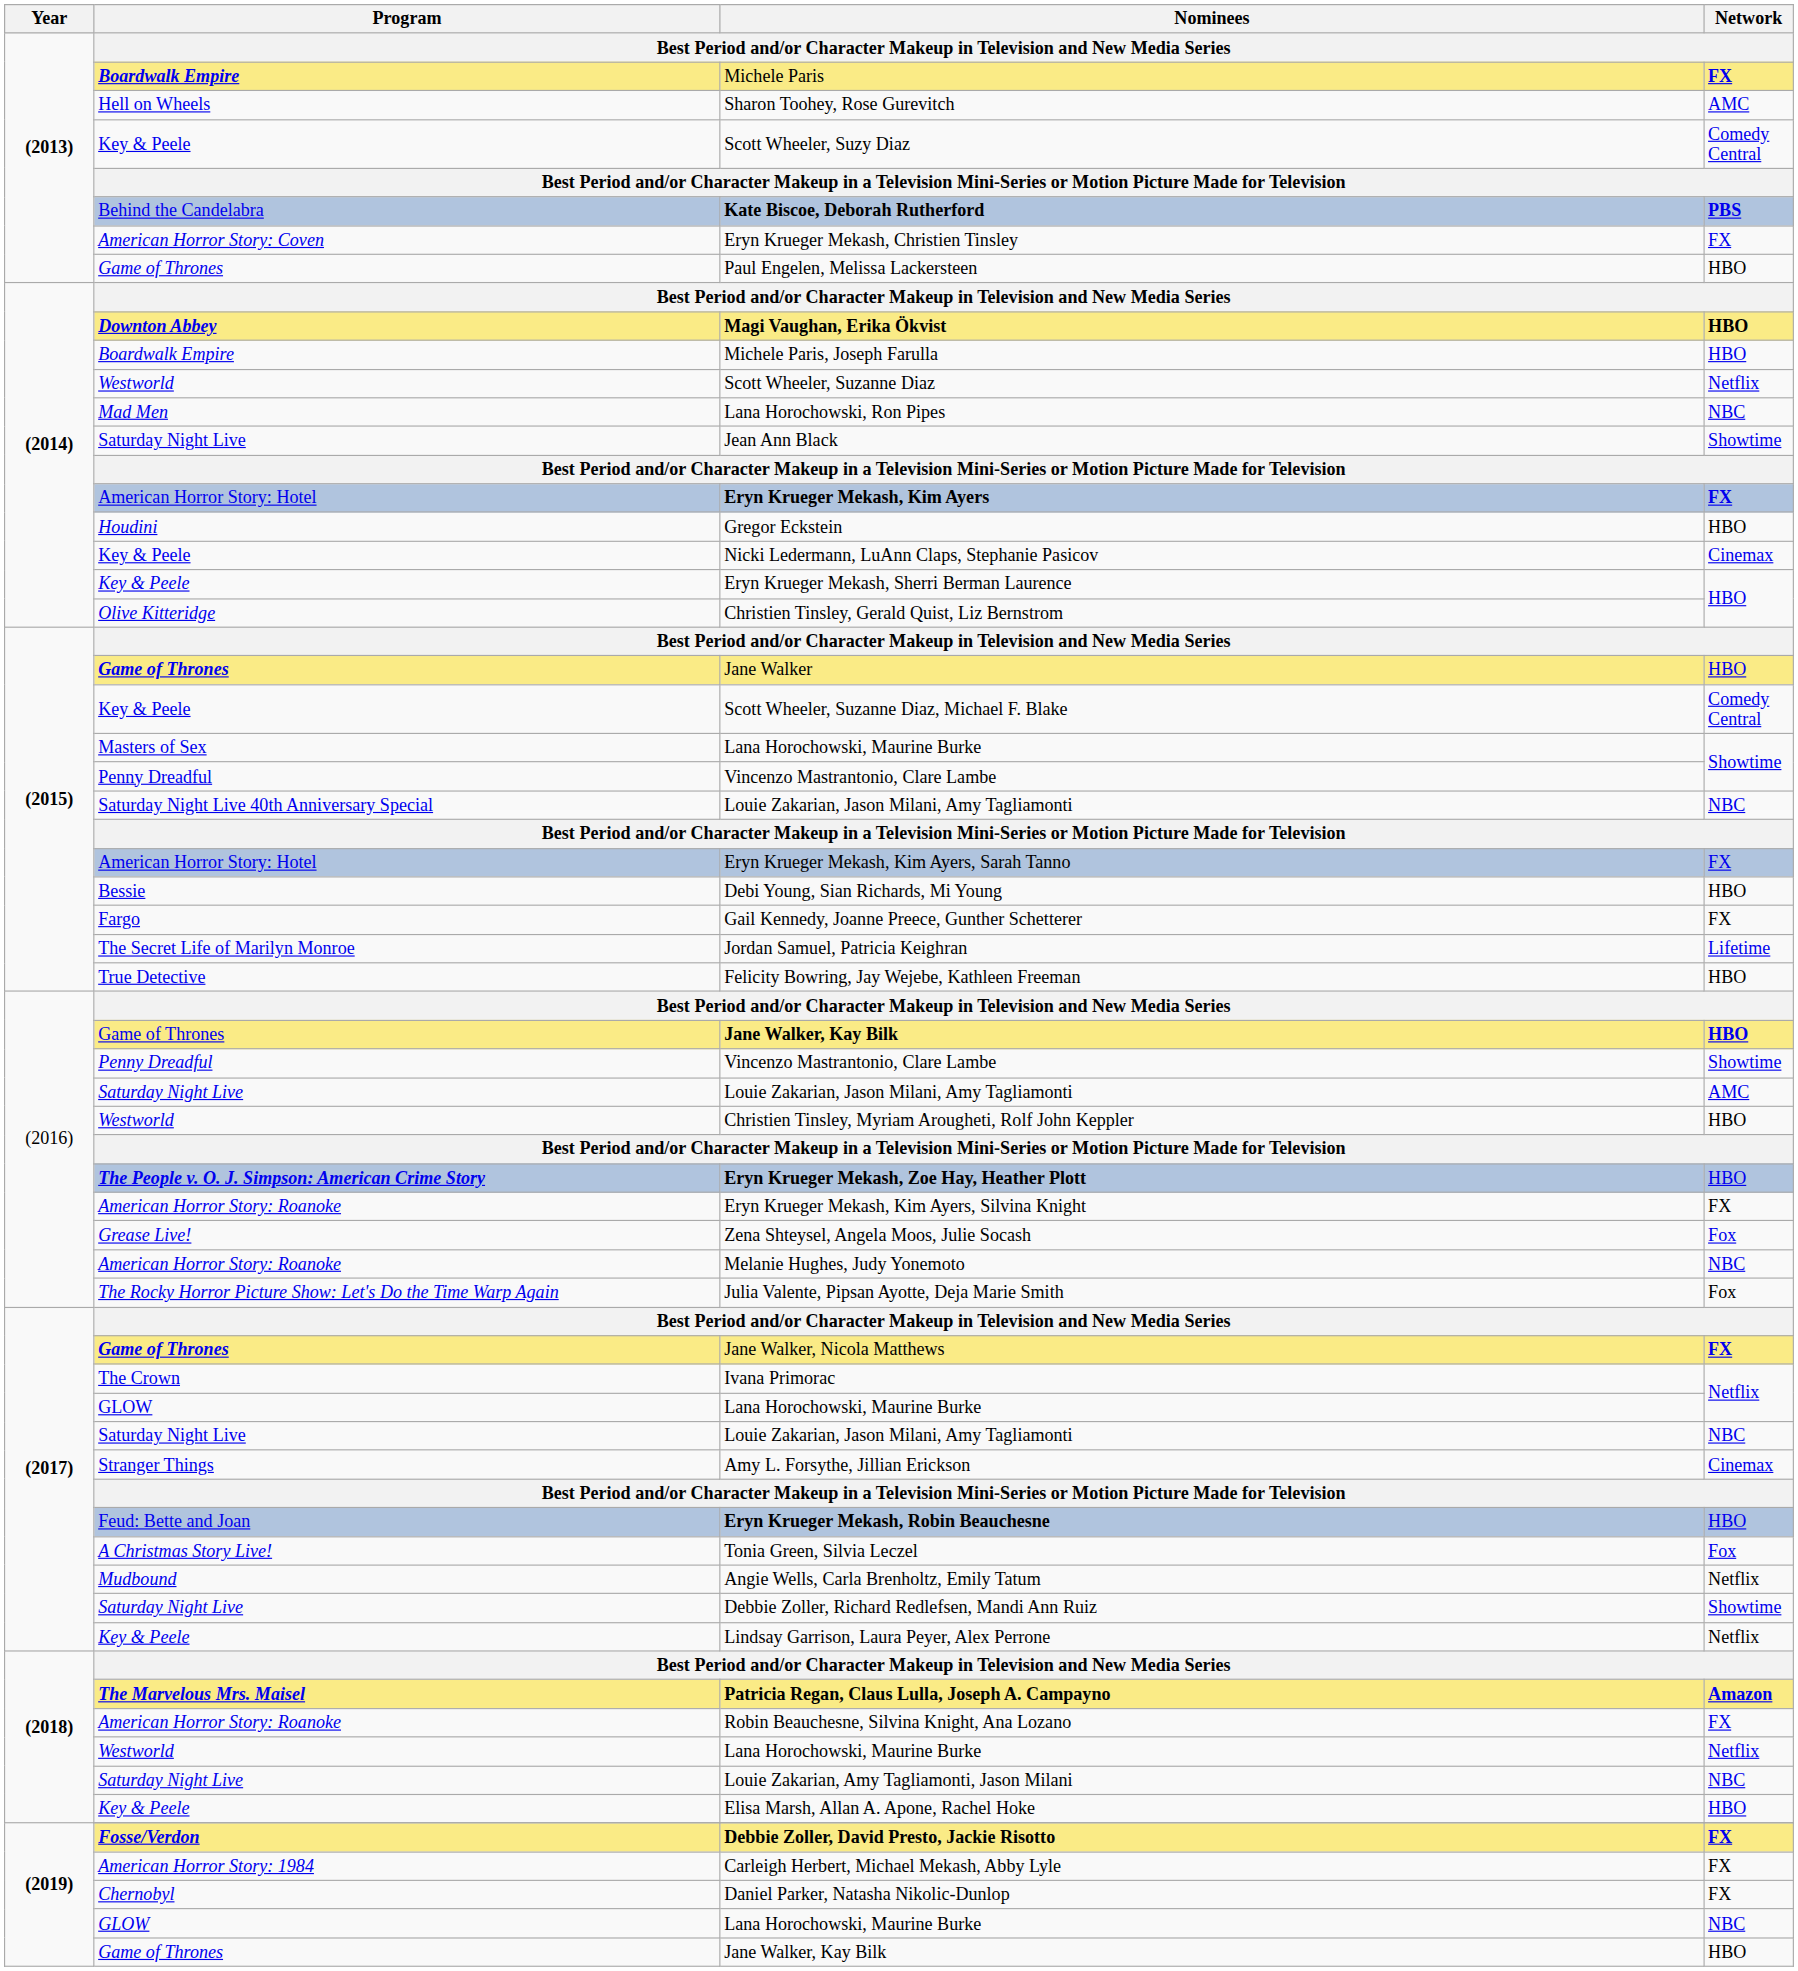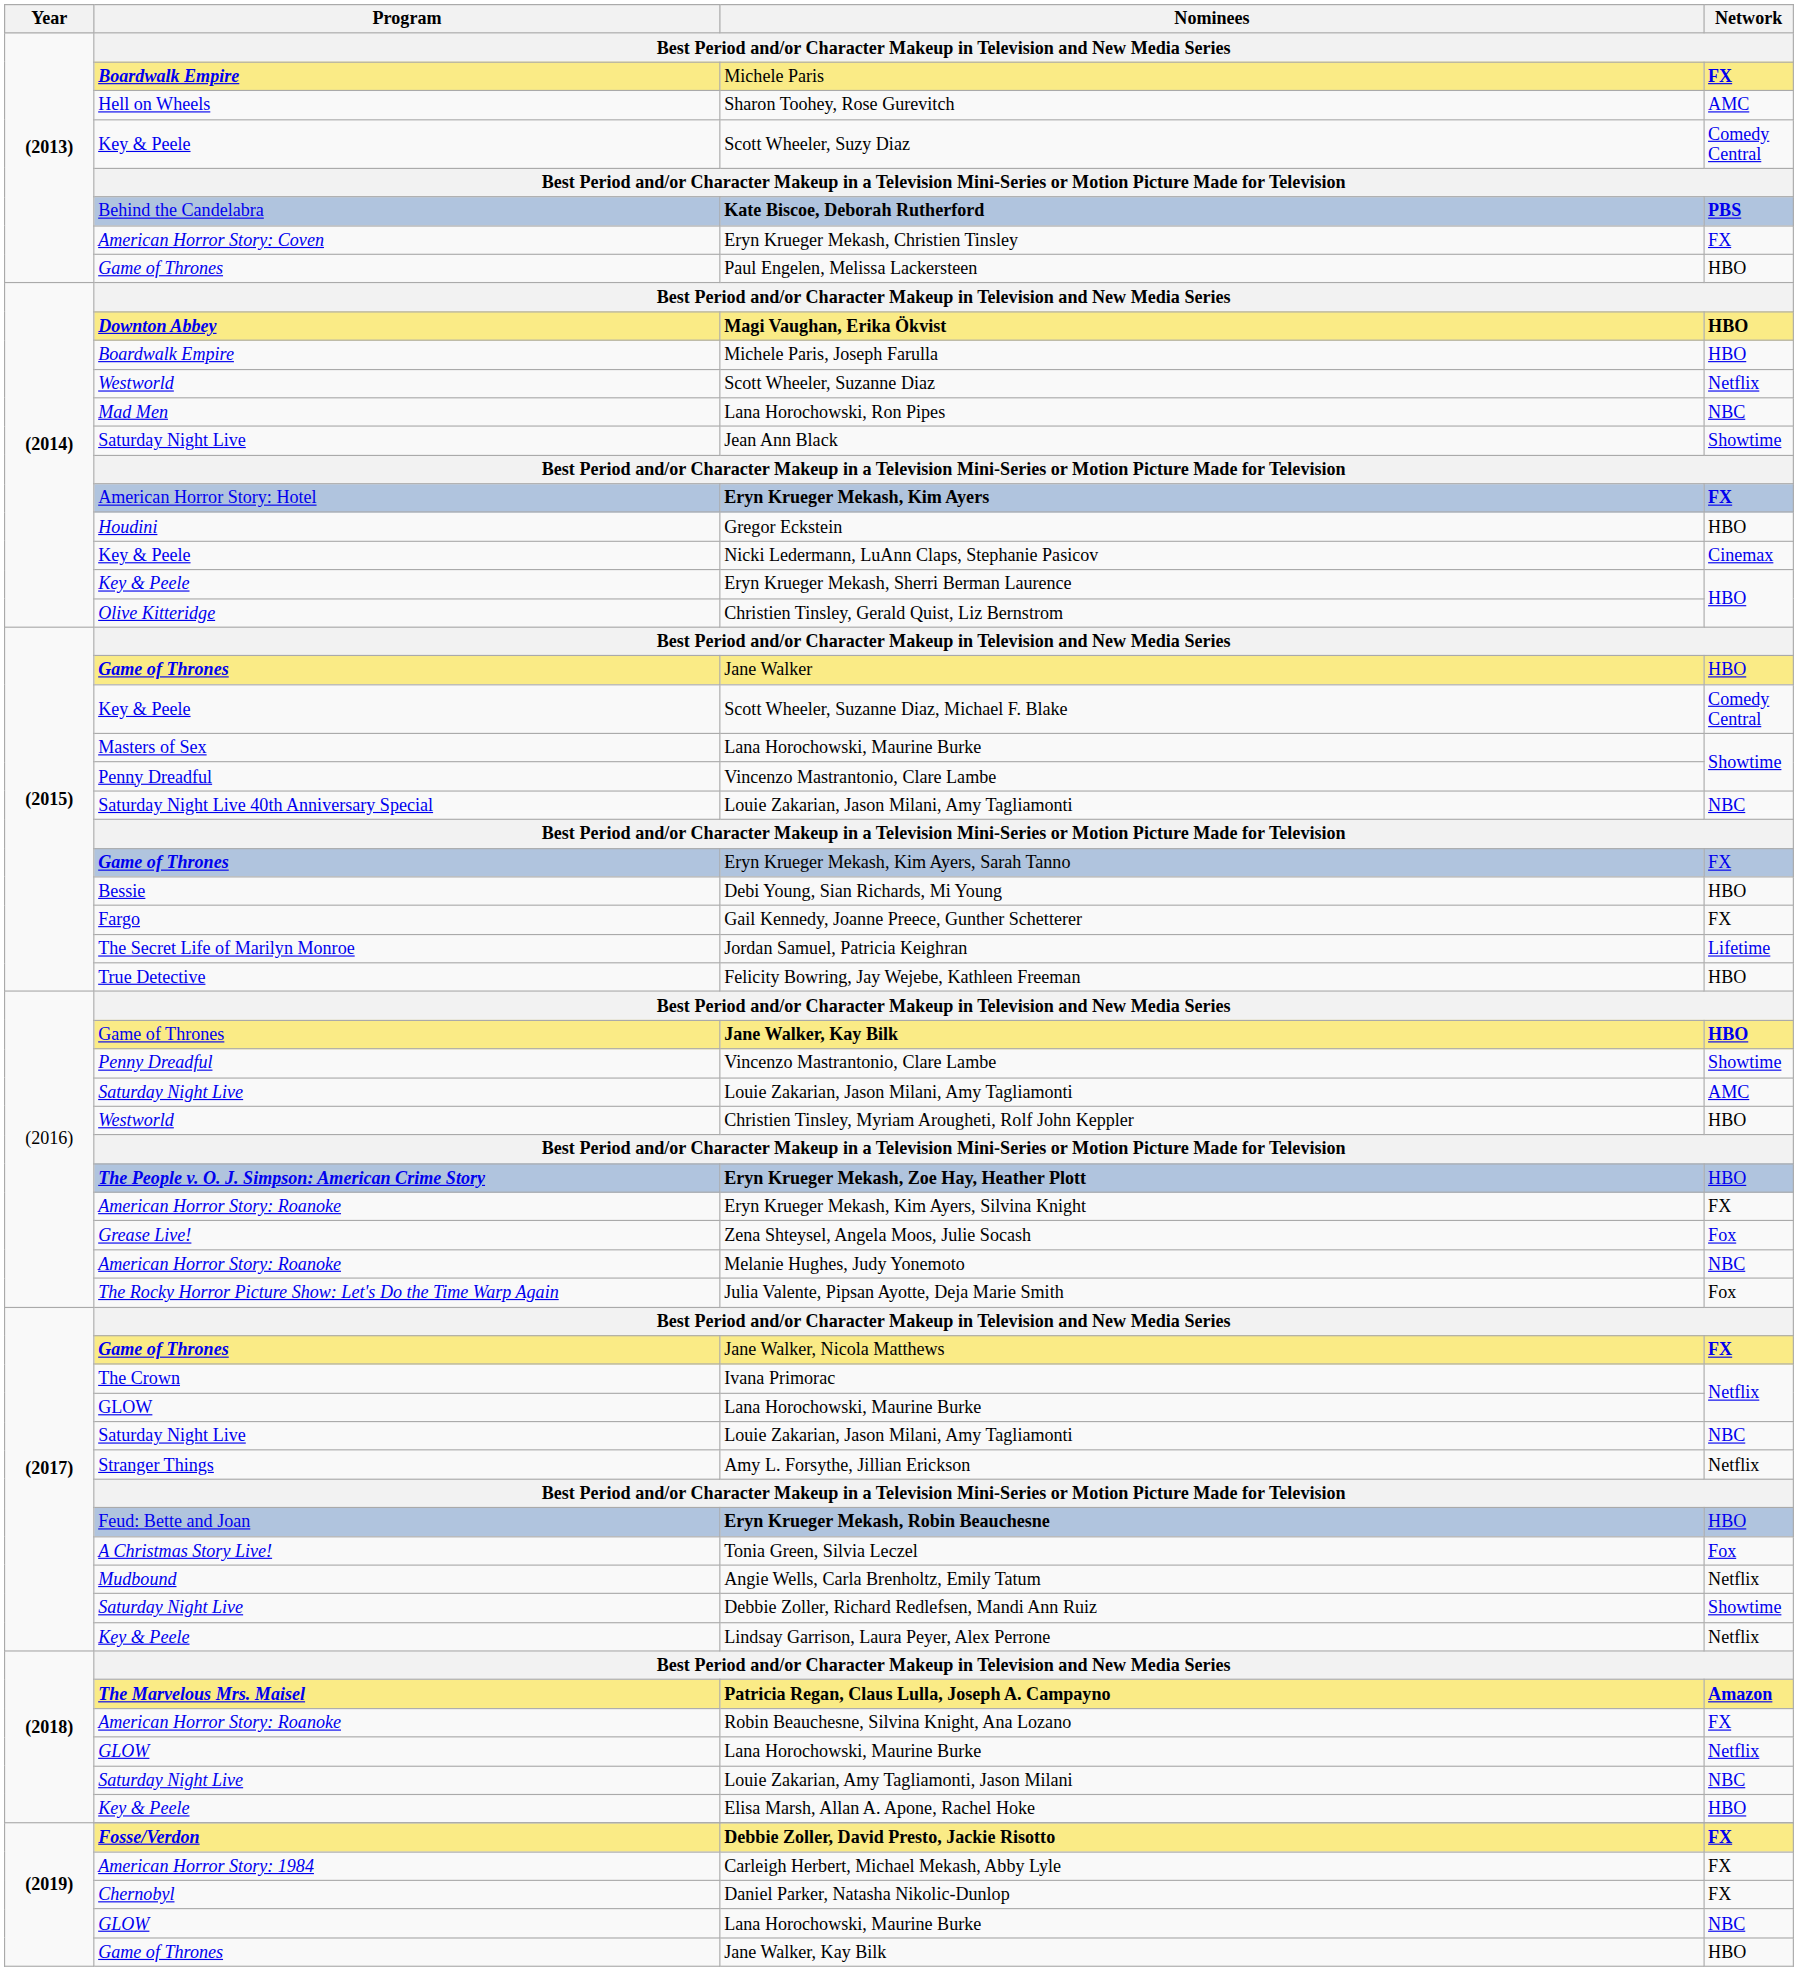(207, 862) American Horror Story: Hotel -> (163, 862) Game of Thrones
(1741, 1464) Cinemax -> (1734, 1464) Netflix
(136, 1751) Westworld -> (124, 1751) GLOW
